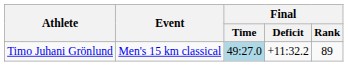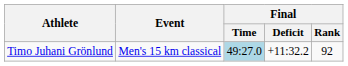(327, 51) 89 -> (327, 51) 92
